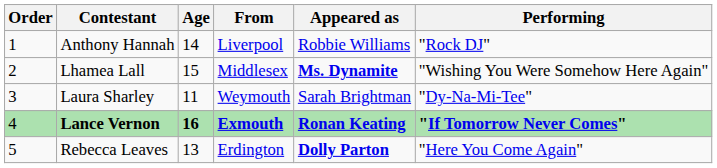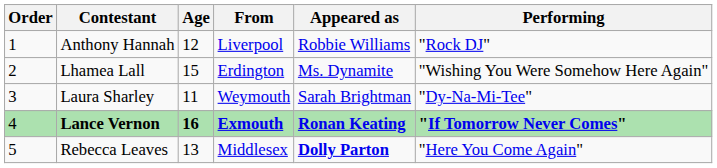(191, 44) 14 -> (191, 44) 12
(253, 70) Middlesex -> (251, 70) Erdington
(348, 70) bold -> (345, 70) normal
(251, 149) Erdington -> (253, 149) Middlesex
